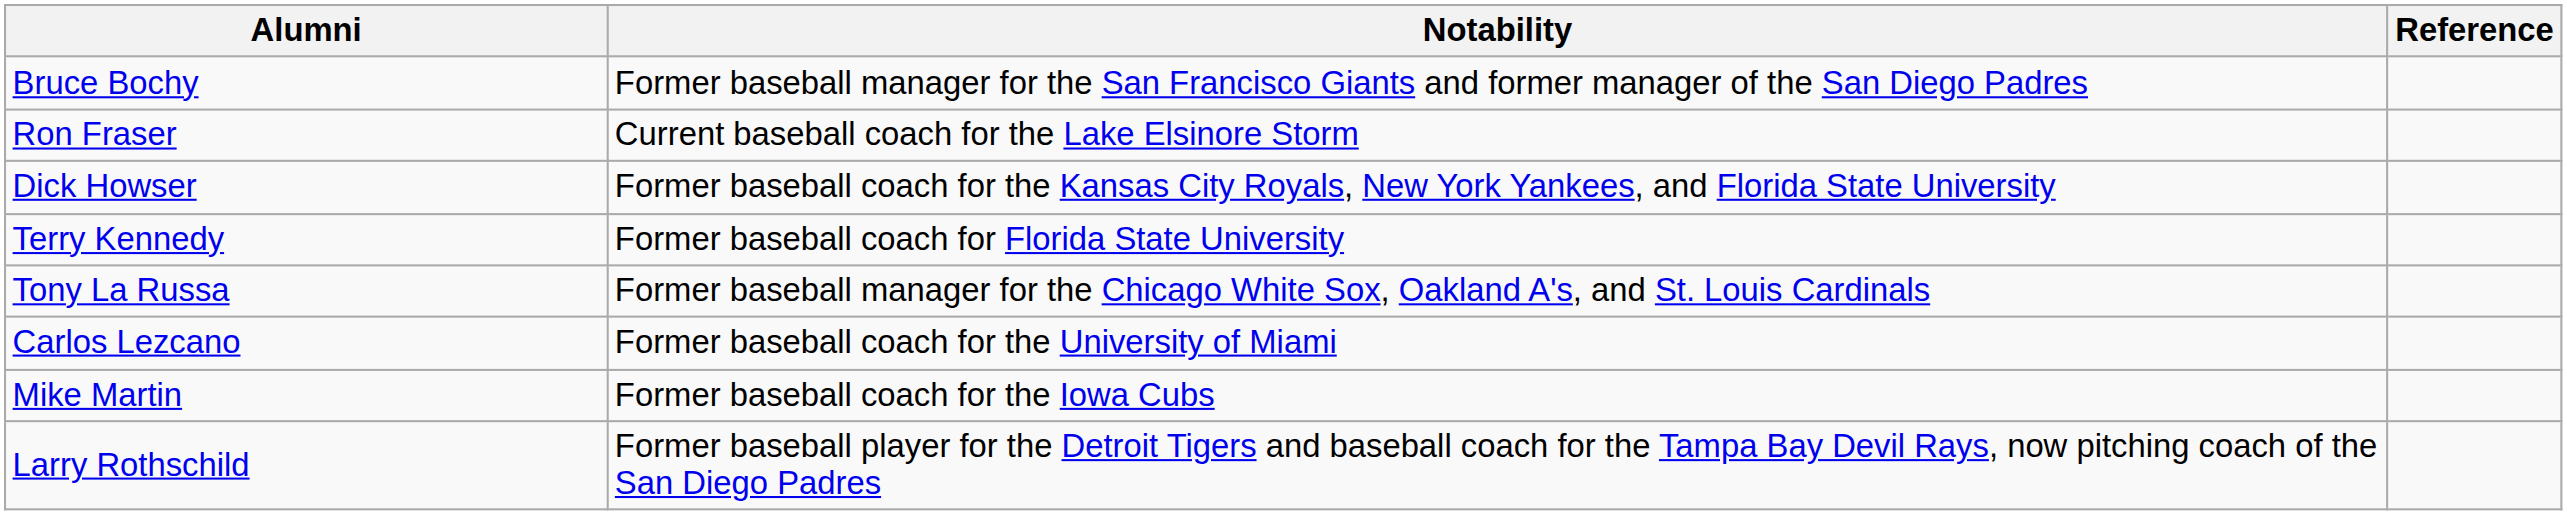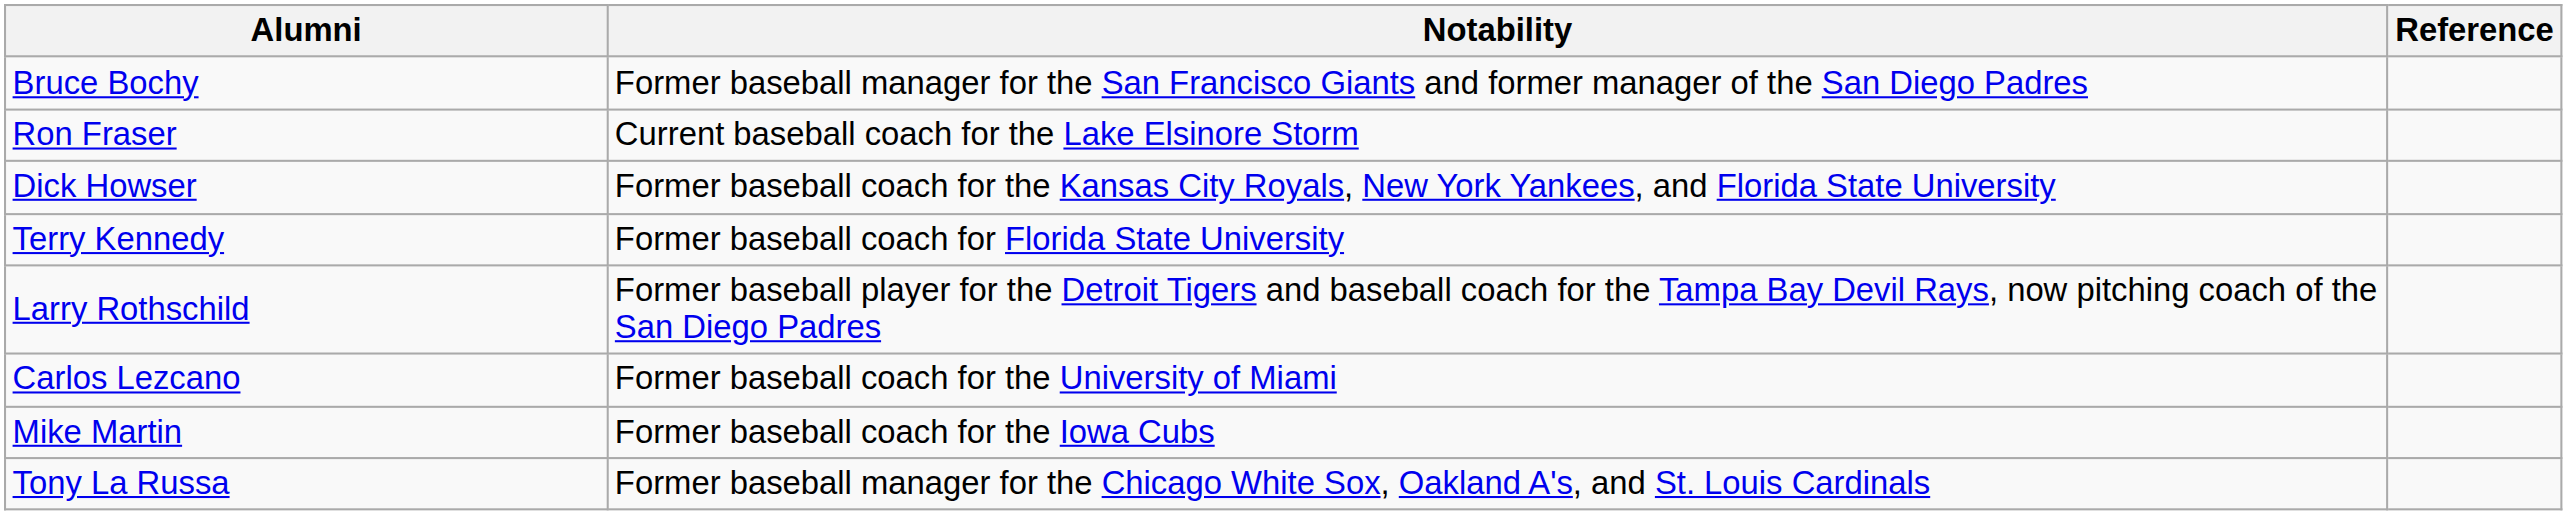rows swapped: (121, 290) <-> (131, 465)
